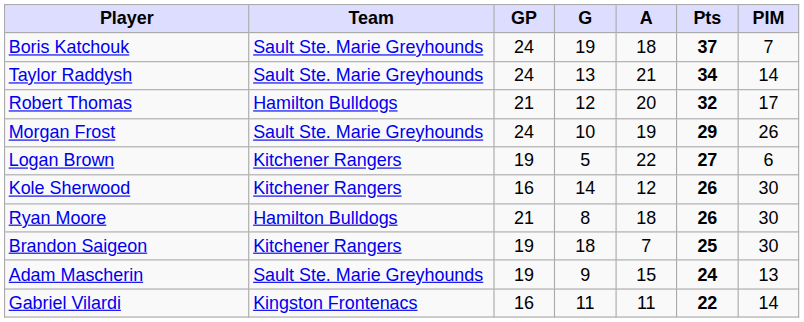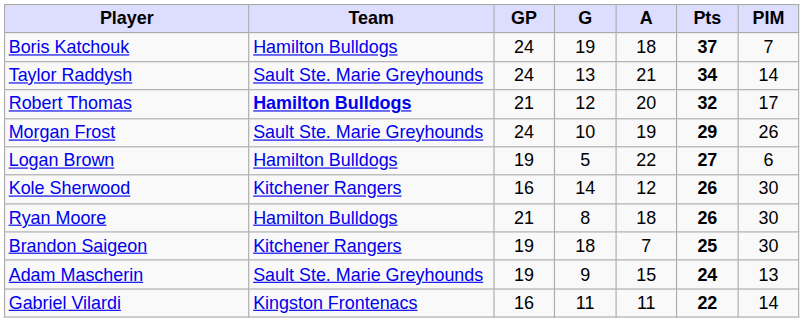(368, 47) Sault Ste. Marie Greyhounds -> (325, 47) Hamilton Bulldogs
(325, 103) normal -> (332, 103) bold
(327, 160) Kitchener Rangers -> (325, 160) Hamilton Bulldogs
